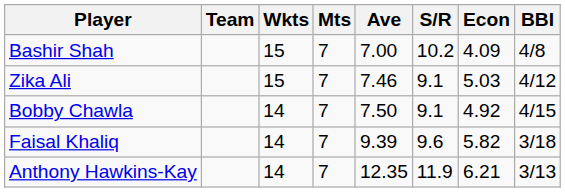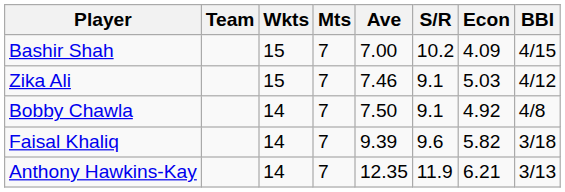(532, 50) 4/8 -> (538, 50) 4/15
(538, 111) 4/15 -> (532, 111) 4/8
